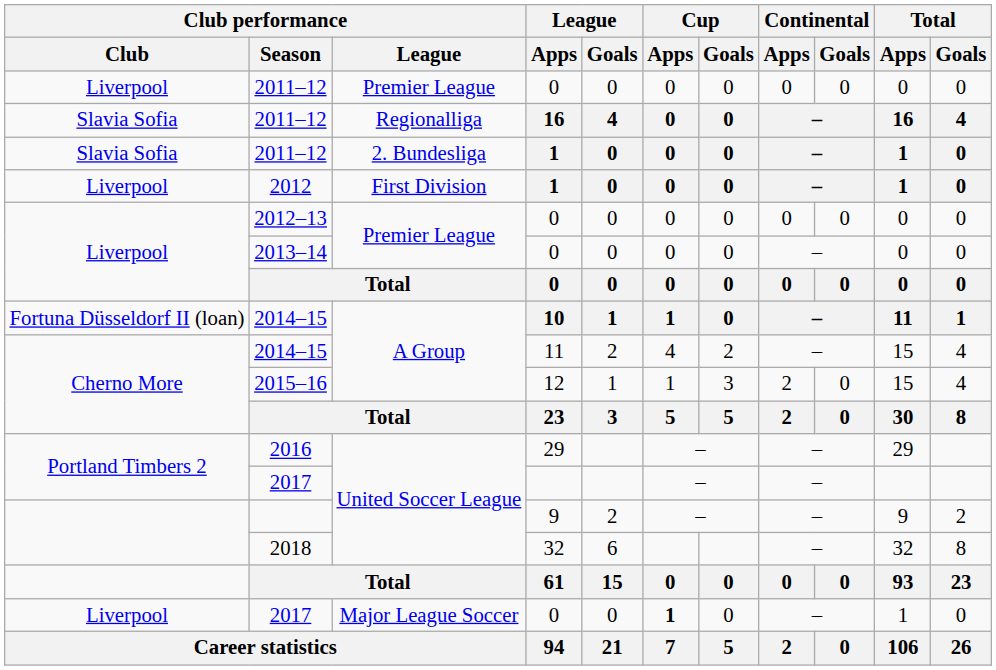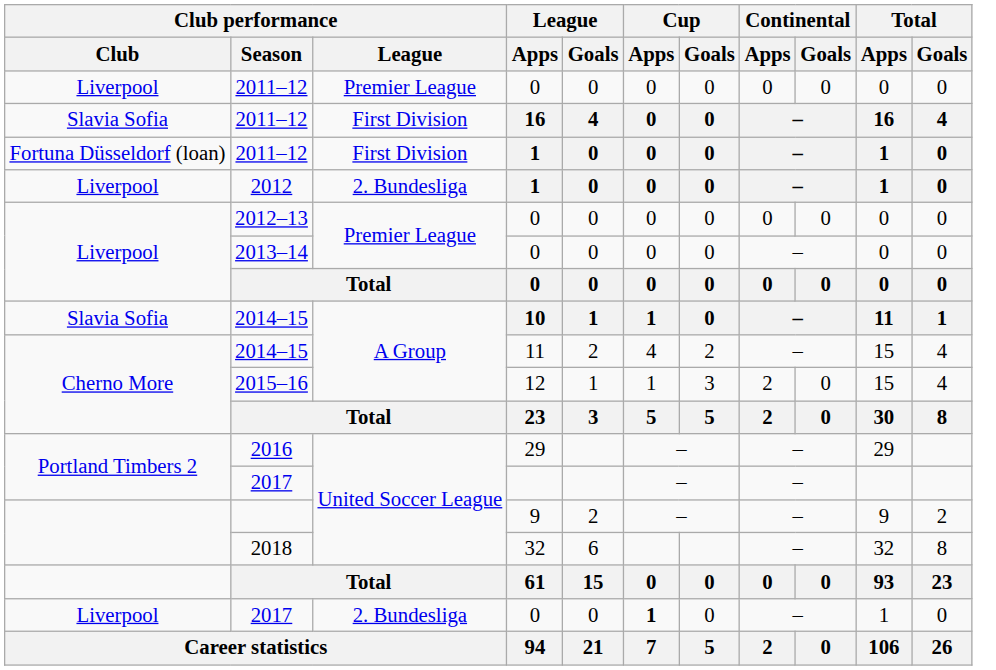(429, 119) Regionalliga -> (410, 119) First Division
(127, 152) Slavia Sofia -> (117, 152) Fortuna Düsseldorf (loan)
(429, 152) 2. Bundesliga -> (410, 152) First Division
(429, 185) First Division -> (410, 185) 2. Bundesliga
(127, 317) Fortuna Düsseldorf II (loan) -> (117, 317) Slavia Sofia
(429, 614) Major League Soccer -> (410, 614) 2. Bundesliga
